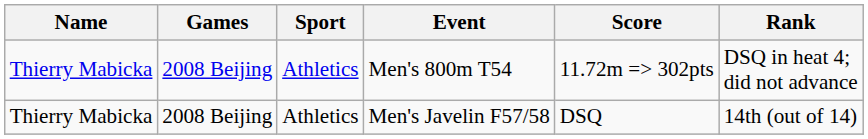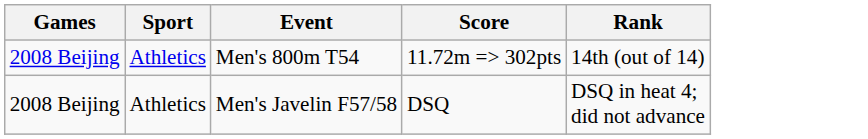- column: (81, 22)
(791, 69) DSQ in heat 4; did not advance -> (638, 57) 14th (out of 14)
(790, 117) 14th (out of 14) -> (638, 104) DSQ in heat 4; did not advance
